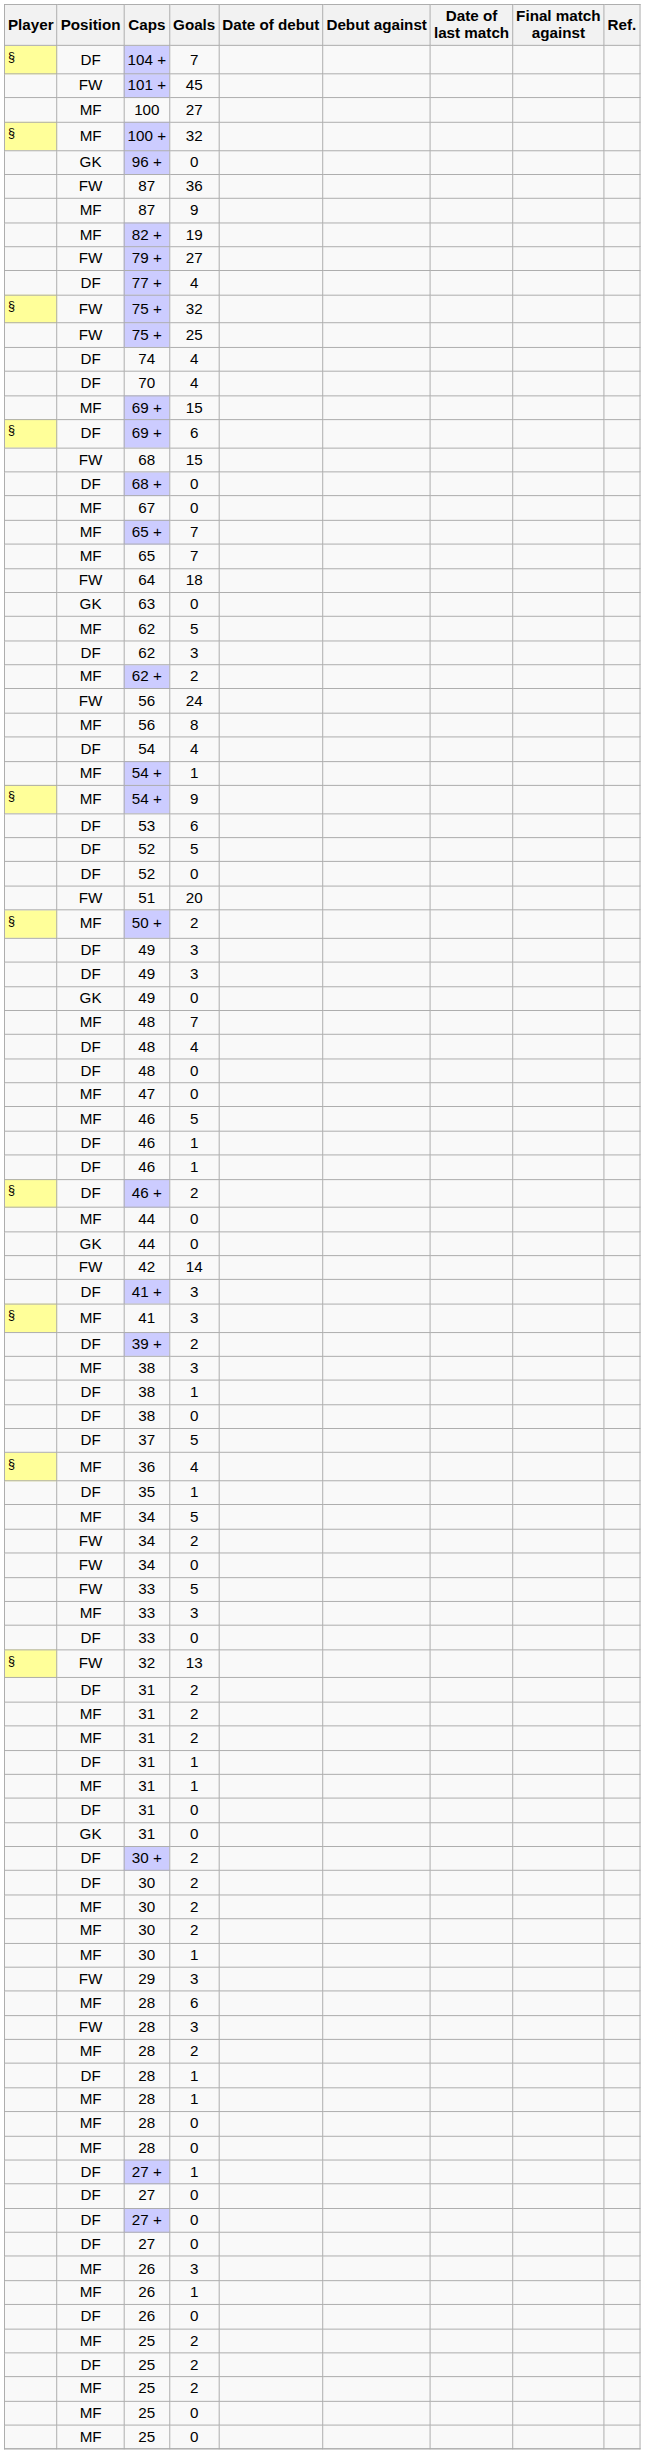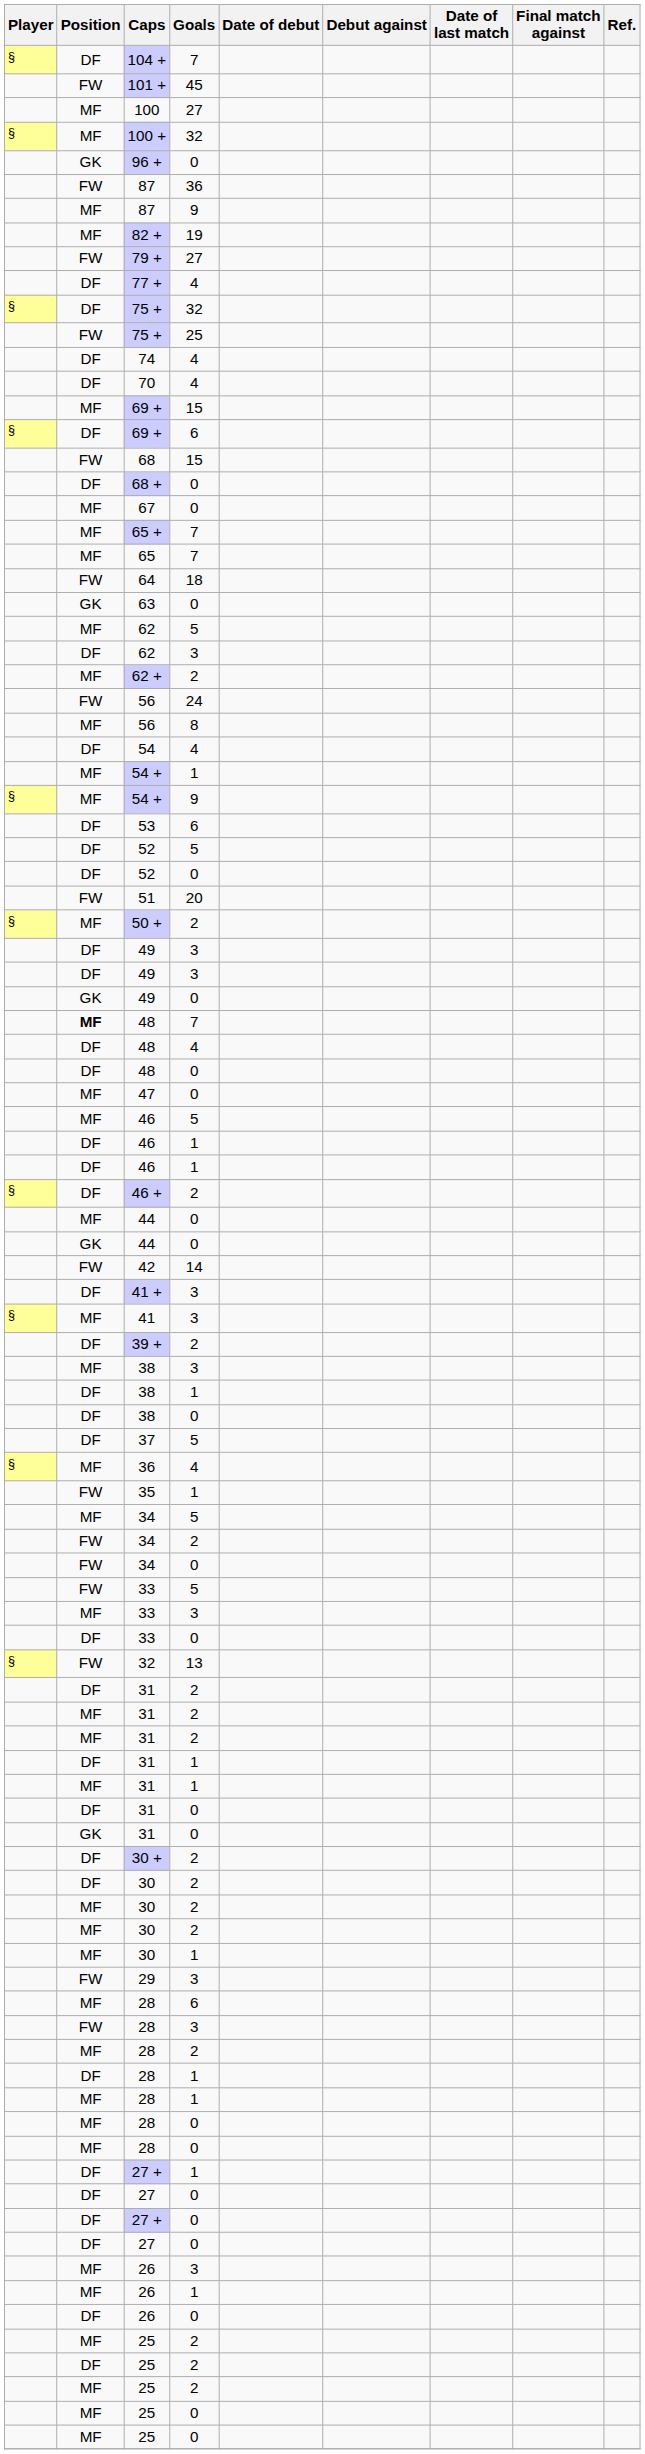(91, 309) FW -> (91, 309) DF
(91, 1022) normal -> (91, 1022) bold
(91, 1492) DF -> (91, 1492) FW
